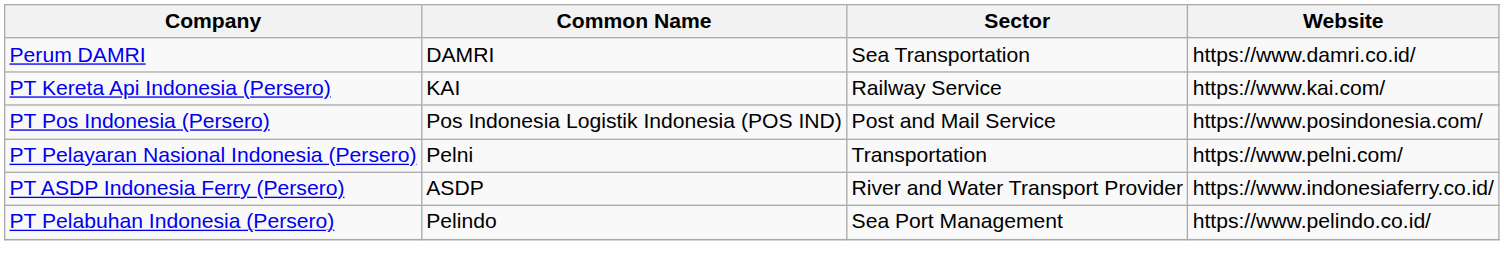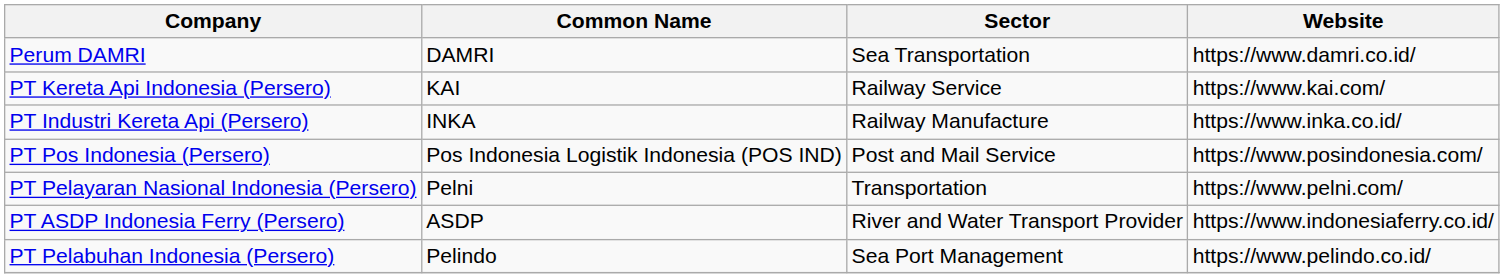+ row: (159, 121)
